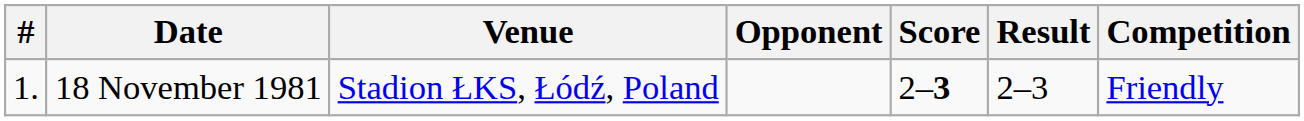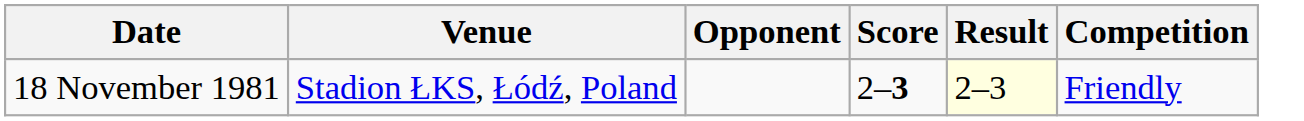- column: (26, 31)
(1022, 86) no background -> (980, 86) lightyellow background
